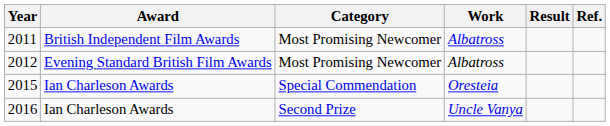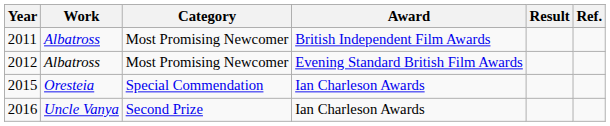columns swapped: (158, 16) <-> (485, 16)
